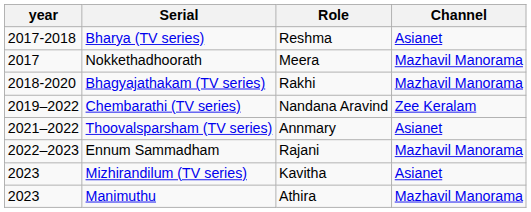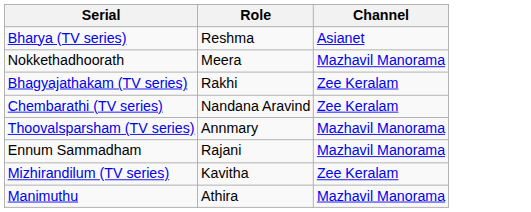- column: (43, 15)
(459, 83) Mazhavil Manorama -> (358, 83) Zee Keralam
(418, 128) Asianet -> (381, 128) Mazhavil Manorama
(418, 173) Asianet -> (358, 173) Zee Keralam
